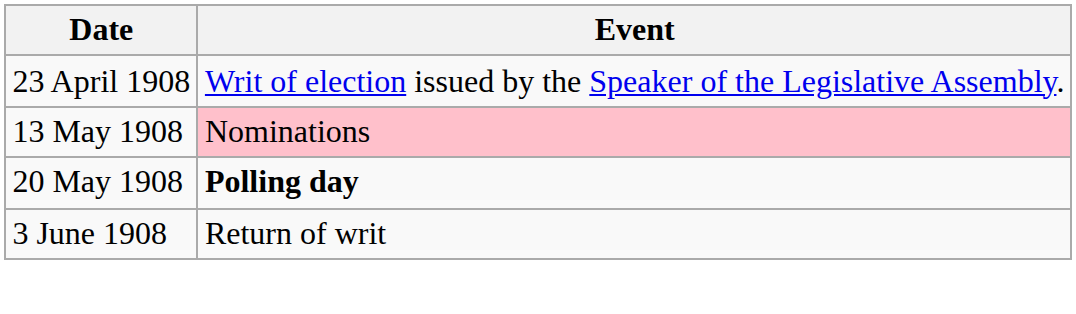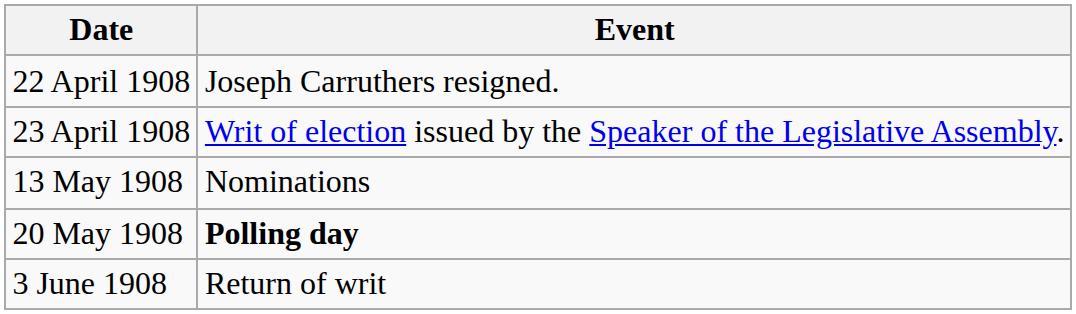+ row: (101, 80)
(288, 131) pink background -> (288, 182) no background
